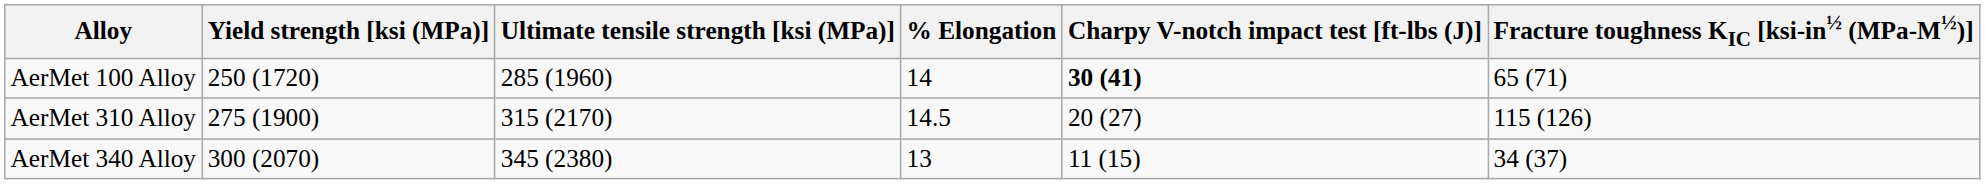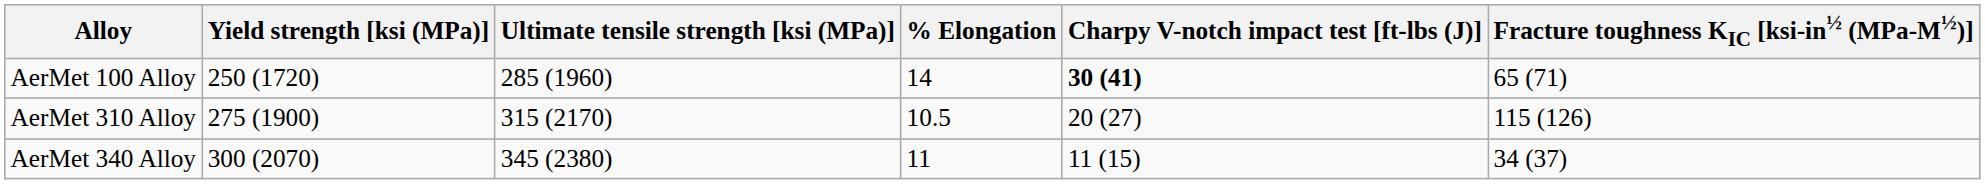(929, 118) 14.5 -> (929, 118) 10.5
(919, 158) 13 -> (919, 158) 11
